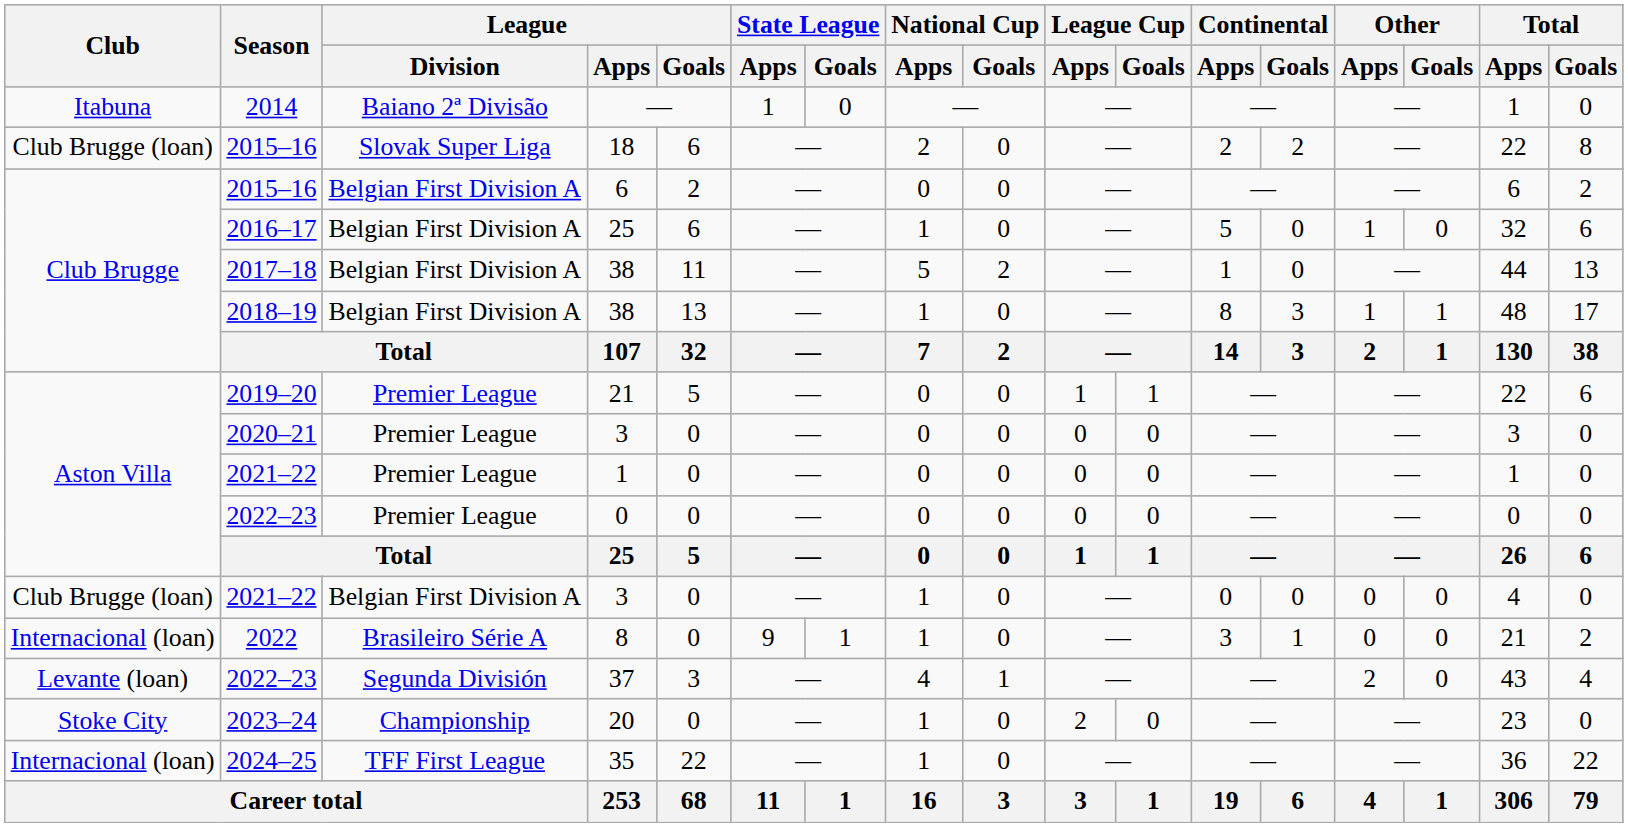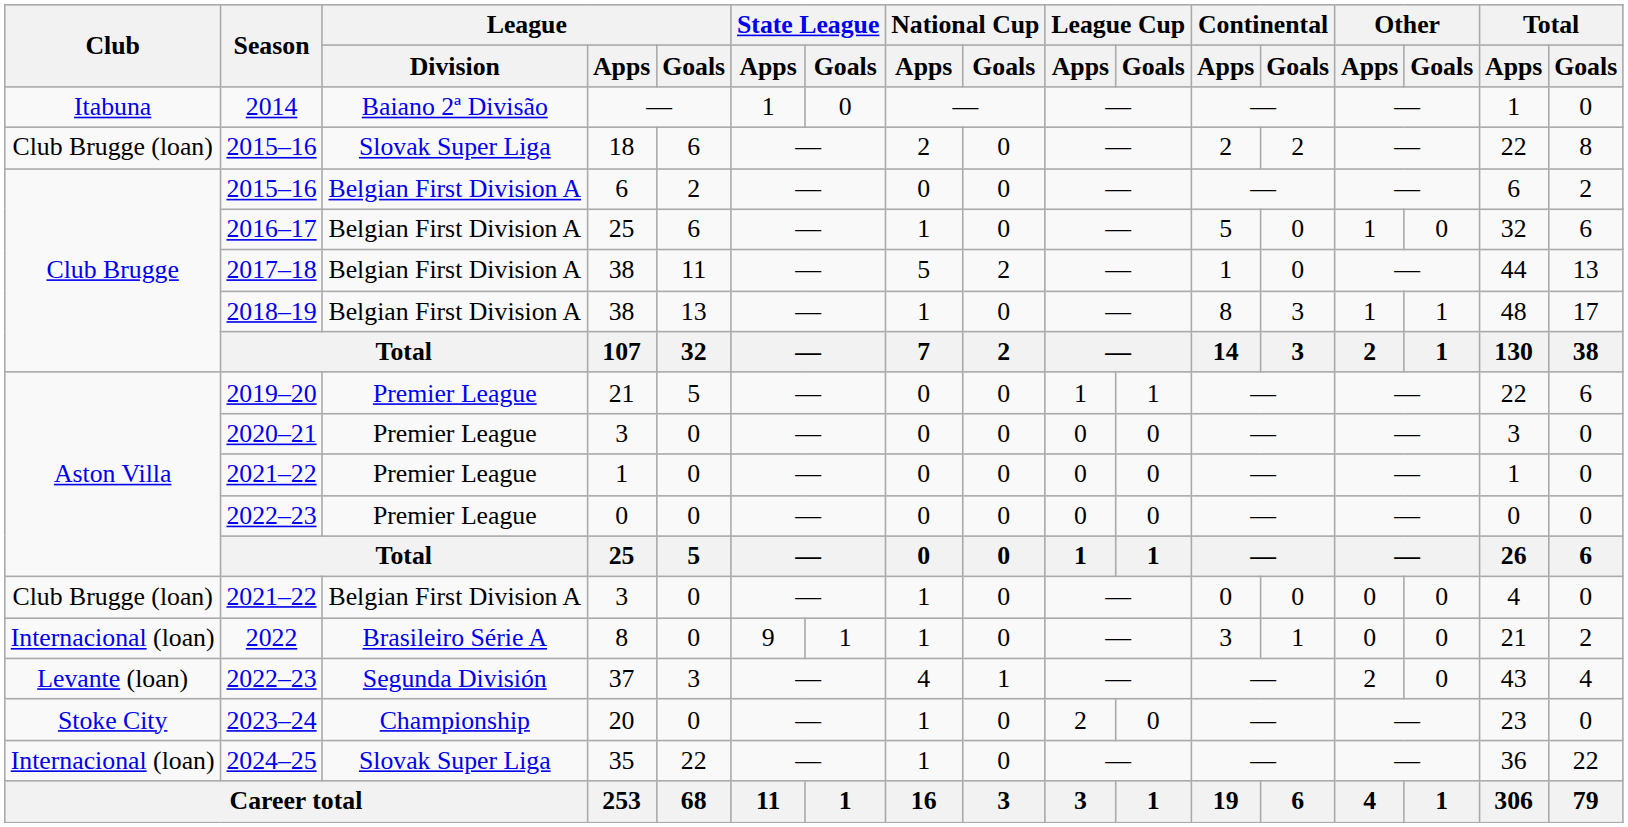(455, 760) TFF First League -> (455, 760) Slovak Super Liga
